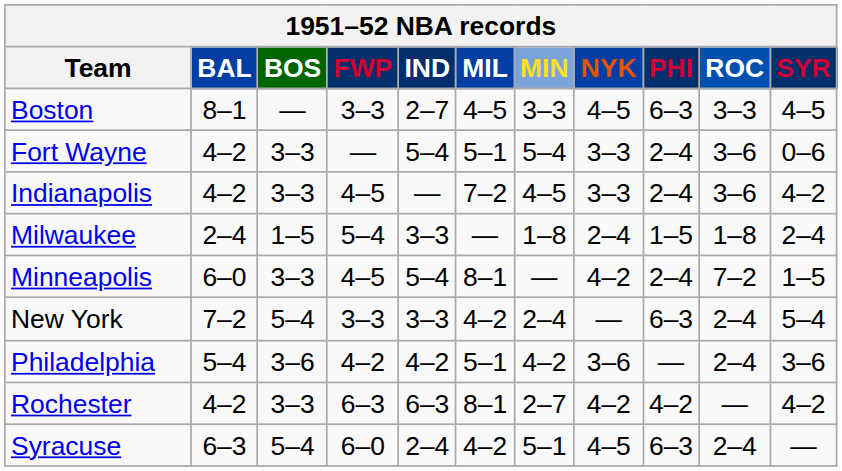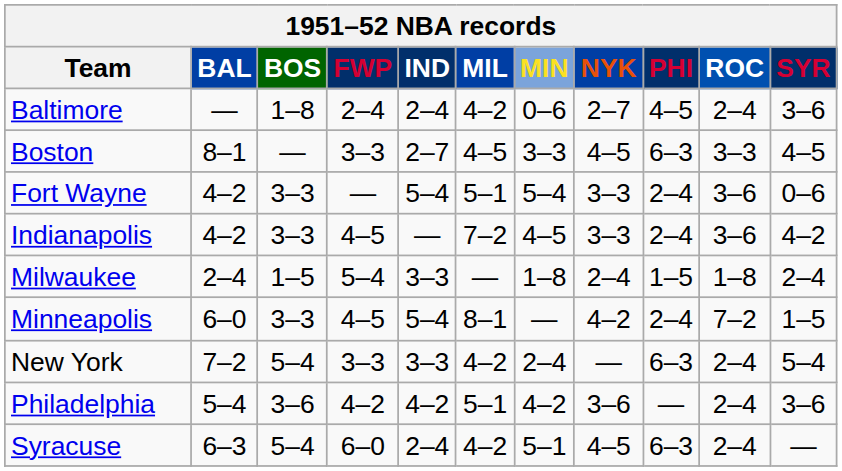+ row: (67, 110)
- row: (71, 403)
